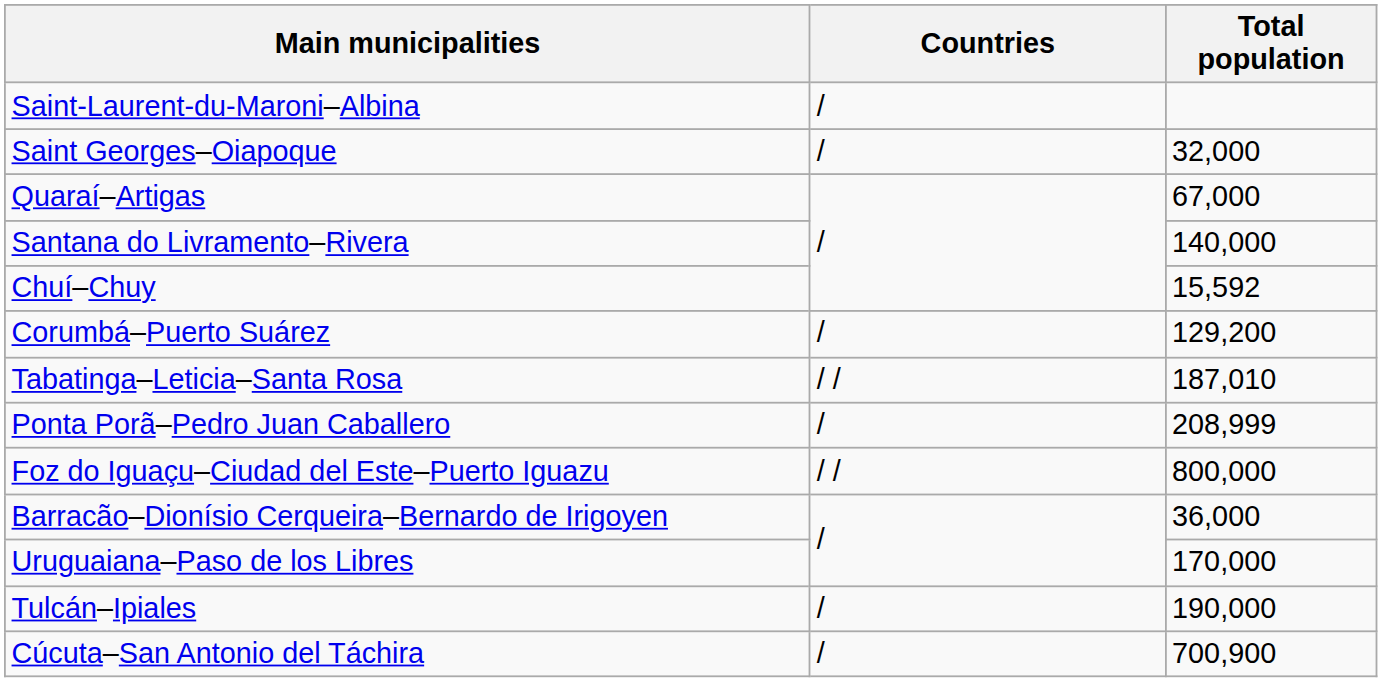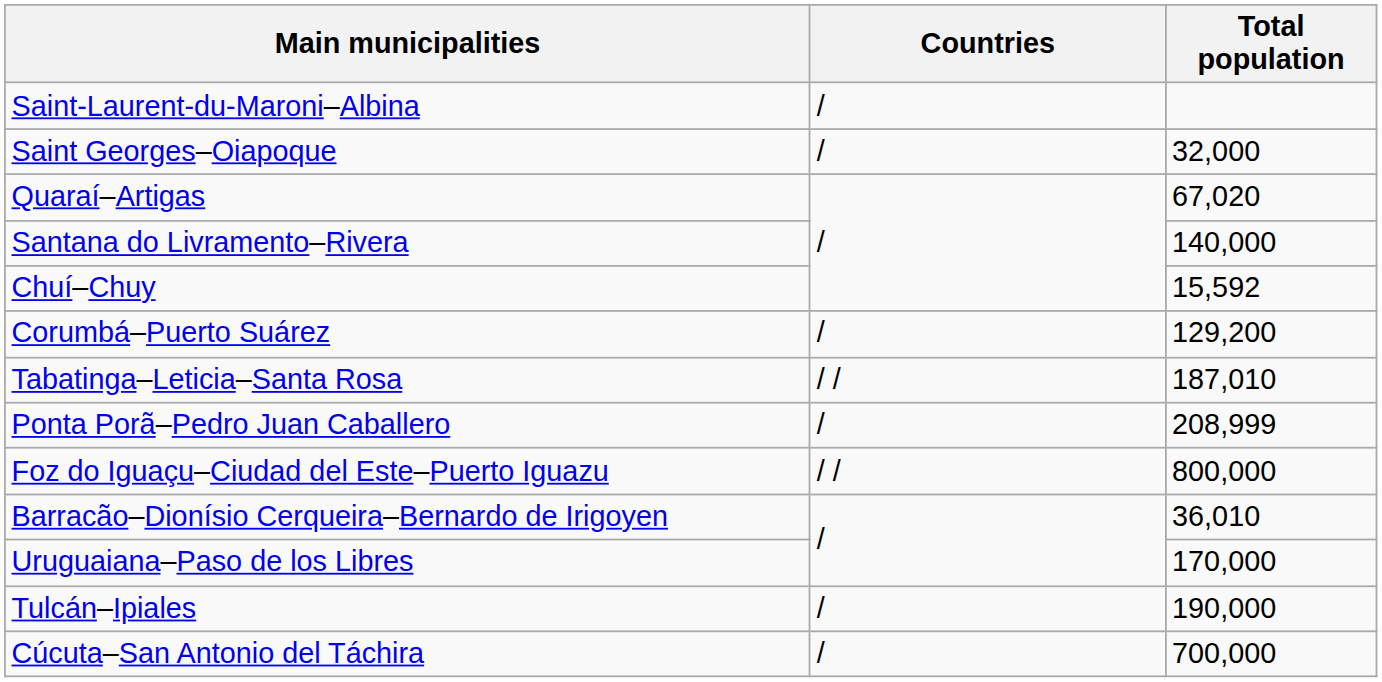(1216, 196) 67,000 -> (1216, 196) 67,020
(1216, 516) 36,000 -> (1216, 516) 36,010
(1224, 653) 700,900 -> (1224, 653) 700,000
